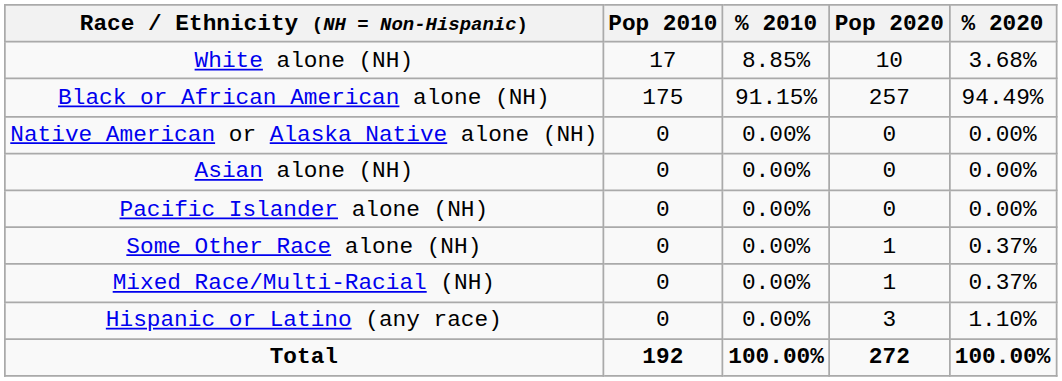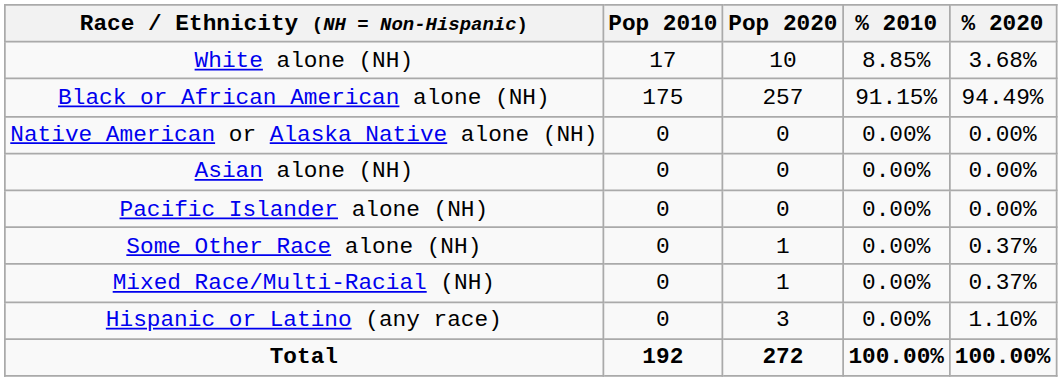columns swapped: (889, 23) <-> (776, 23)
